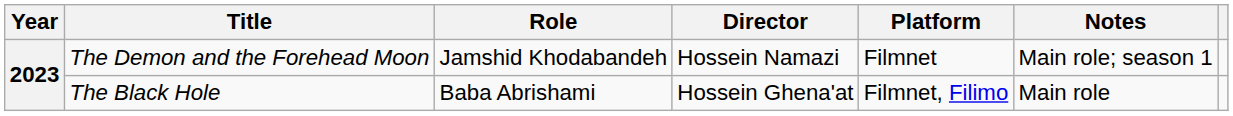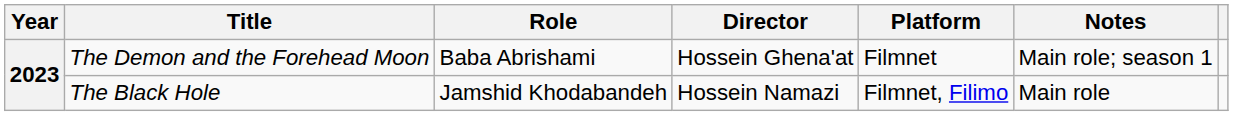(553, 57) Jamshid Khodabandeh -> (517, 57) Baba Abrishami
(758, 57) Hossein Namazi -> (765, 57) Hossein Ghena'at
(517, 92) Baba Abrishami -> (553, 92) Jamshid Khodabandeh
(765, 92) Hossein Ghena'at -> (758, 92) Hossein Namazi
